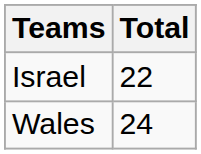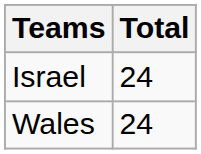(136, 76) 22 -> (136, 76) 24
